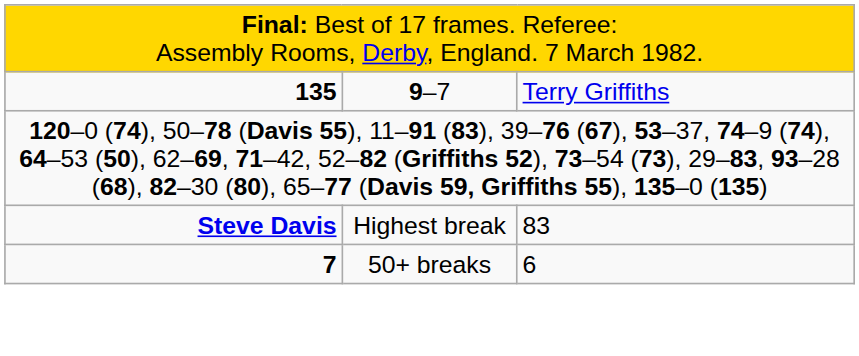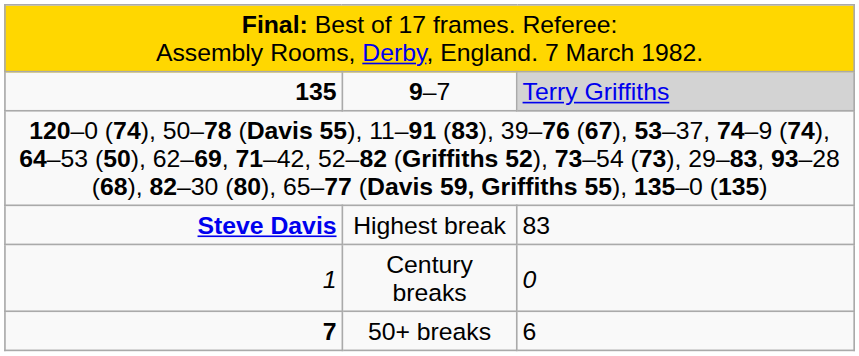(596, 92) no background -> (596, 92) lightgrey background
+ row: (430, 278)
